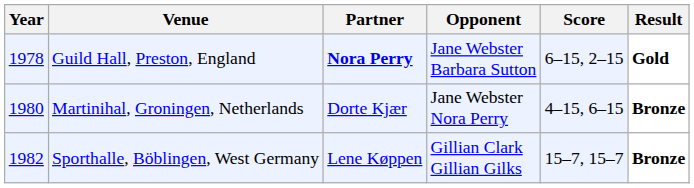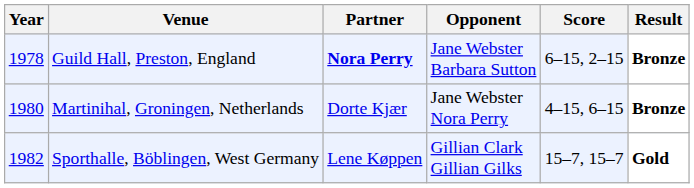(650, 58) Gold -> (659, 58) Bronze
(659, 158) Bronze -> (650, 158) Gold
